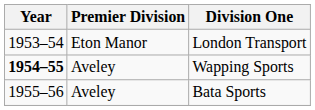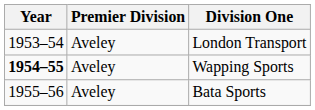(109, 42) Eton Manor -> (93, 42) Aveley
